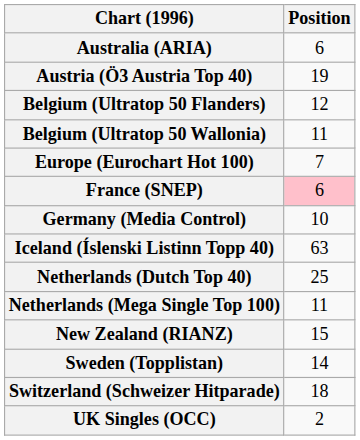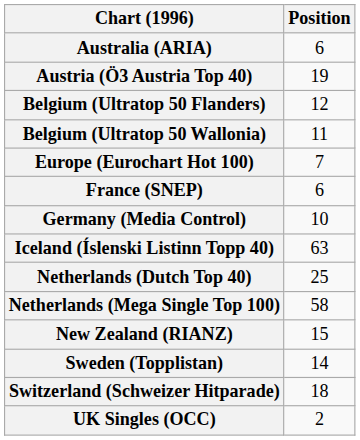(319, 190) pink background -> (319, 190) no background
(319, 305) 11 -> (319, 305) 58
